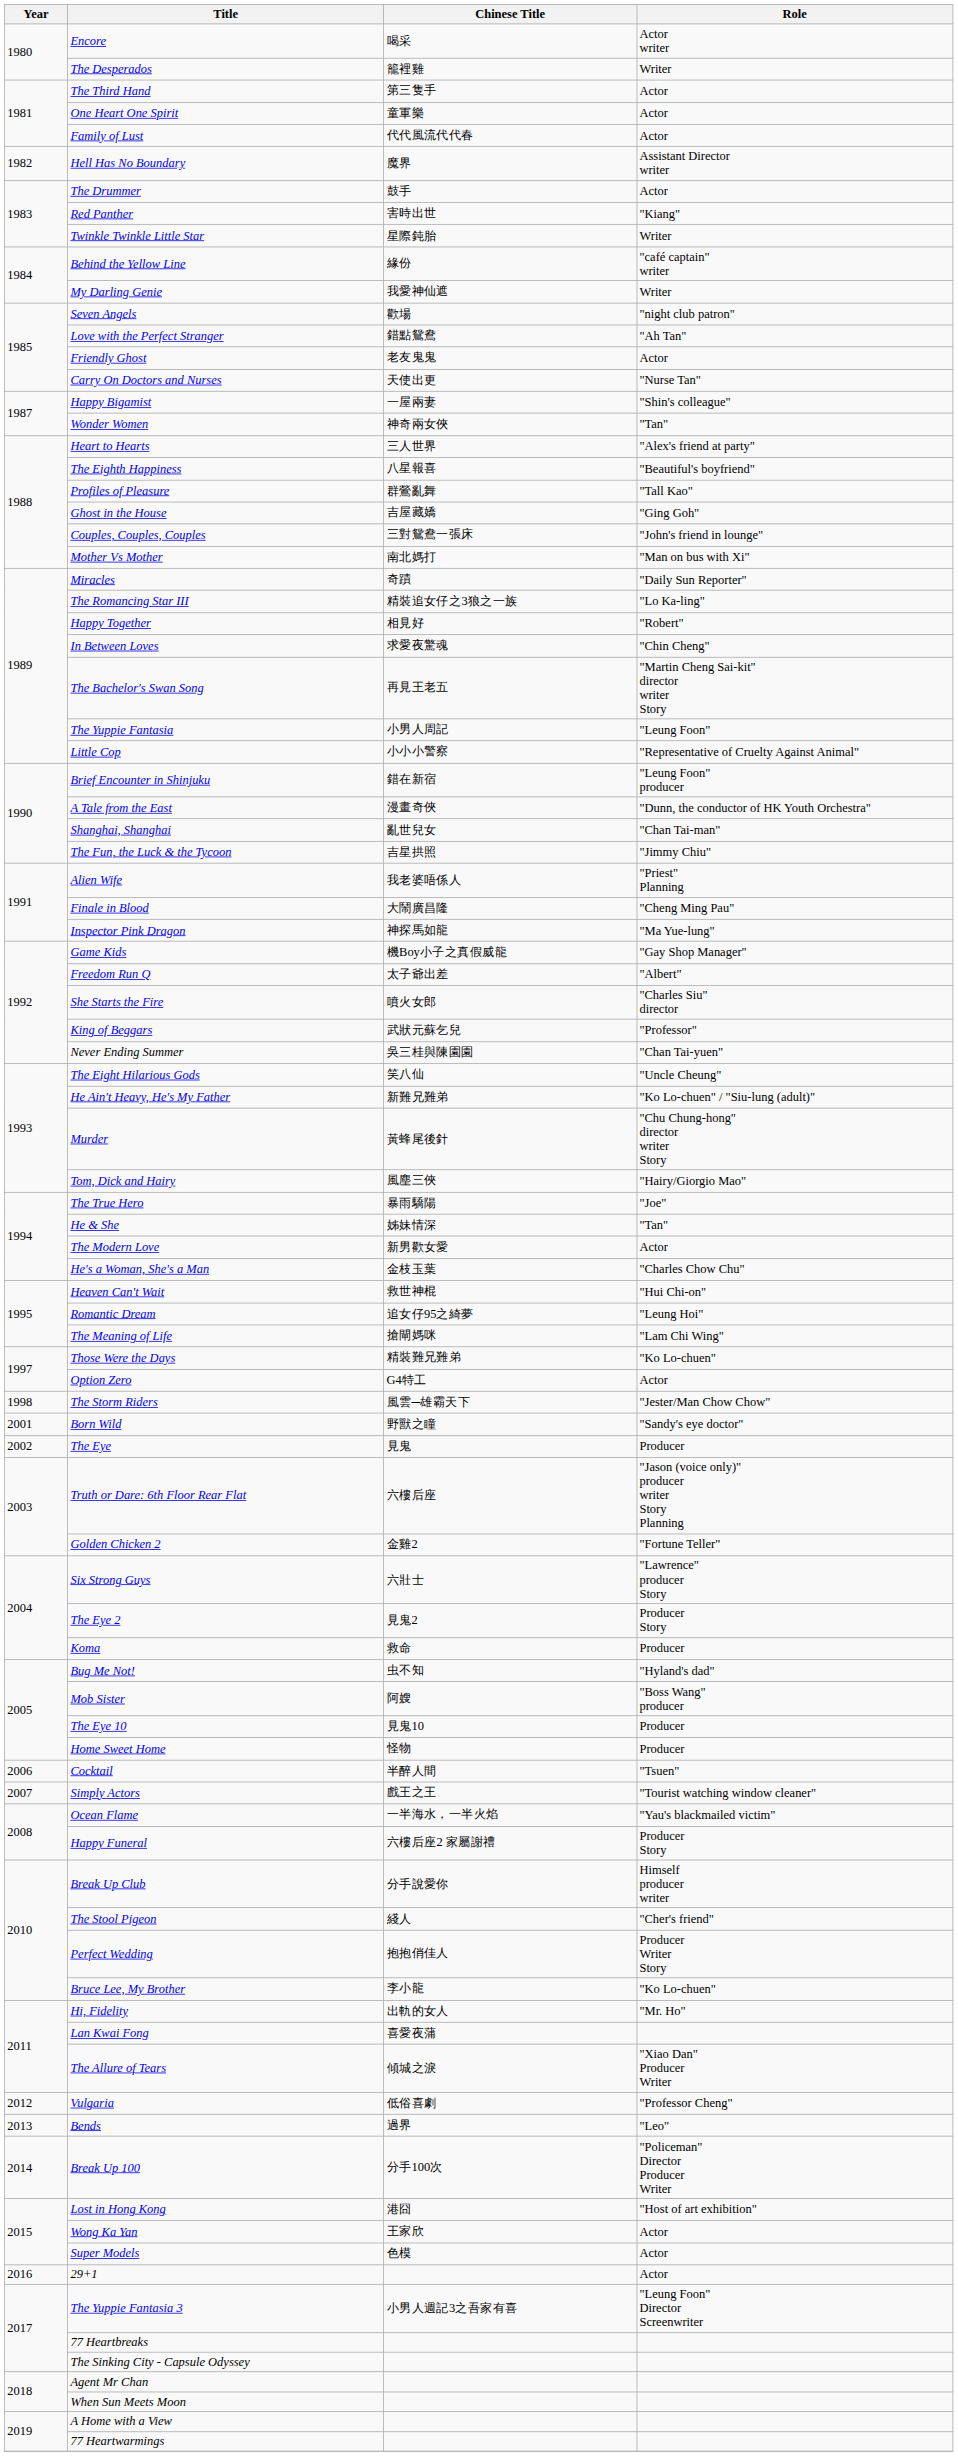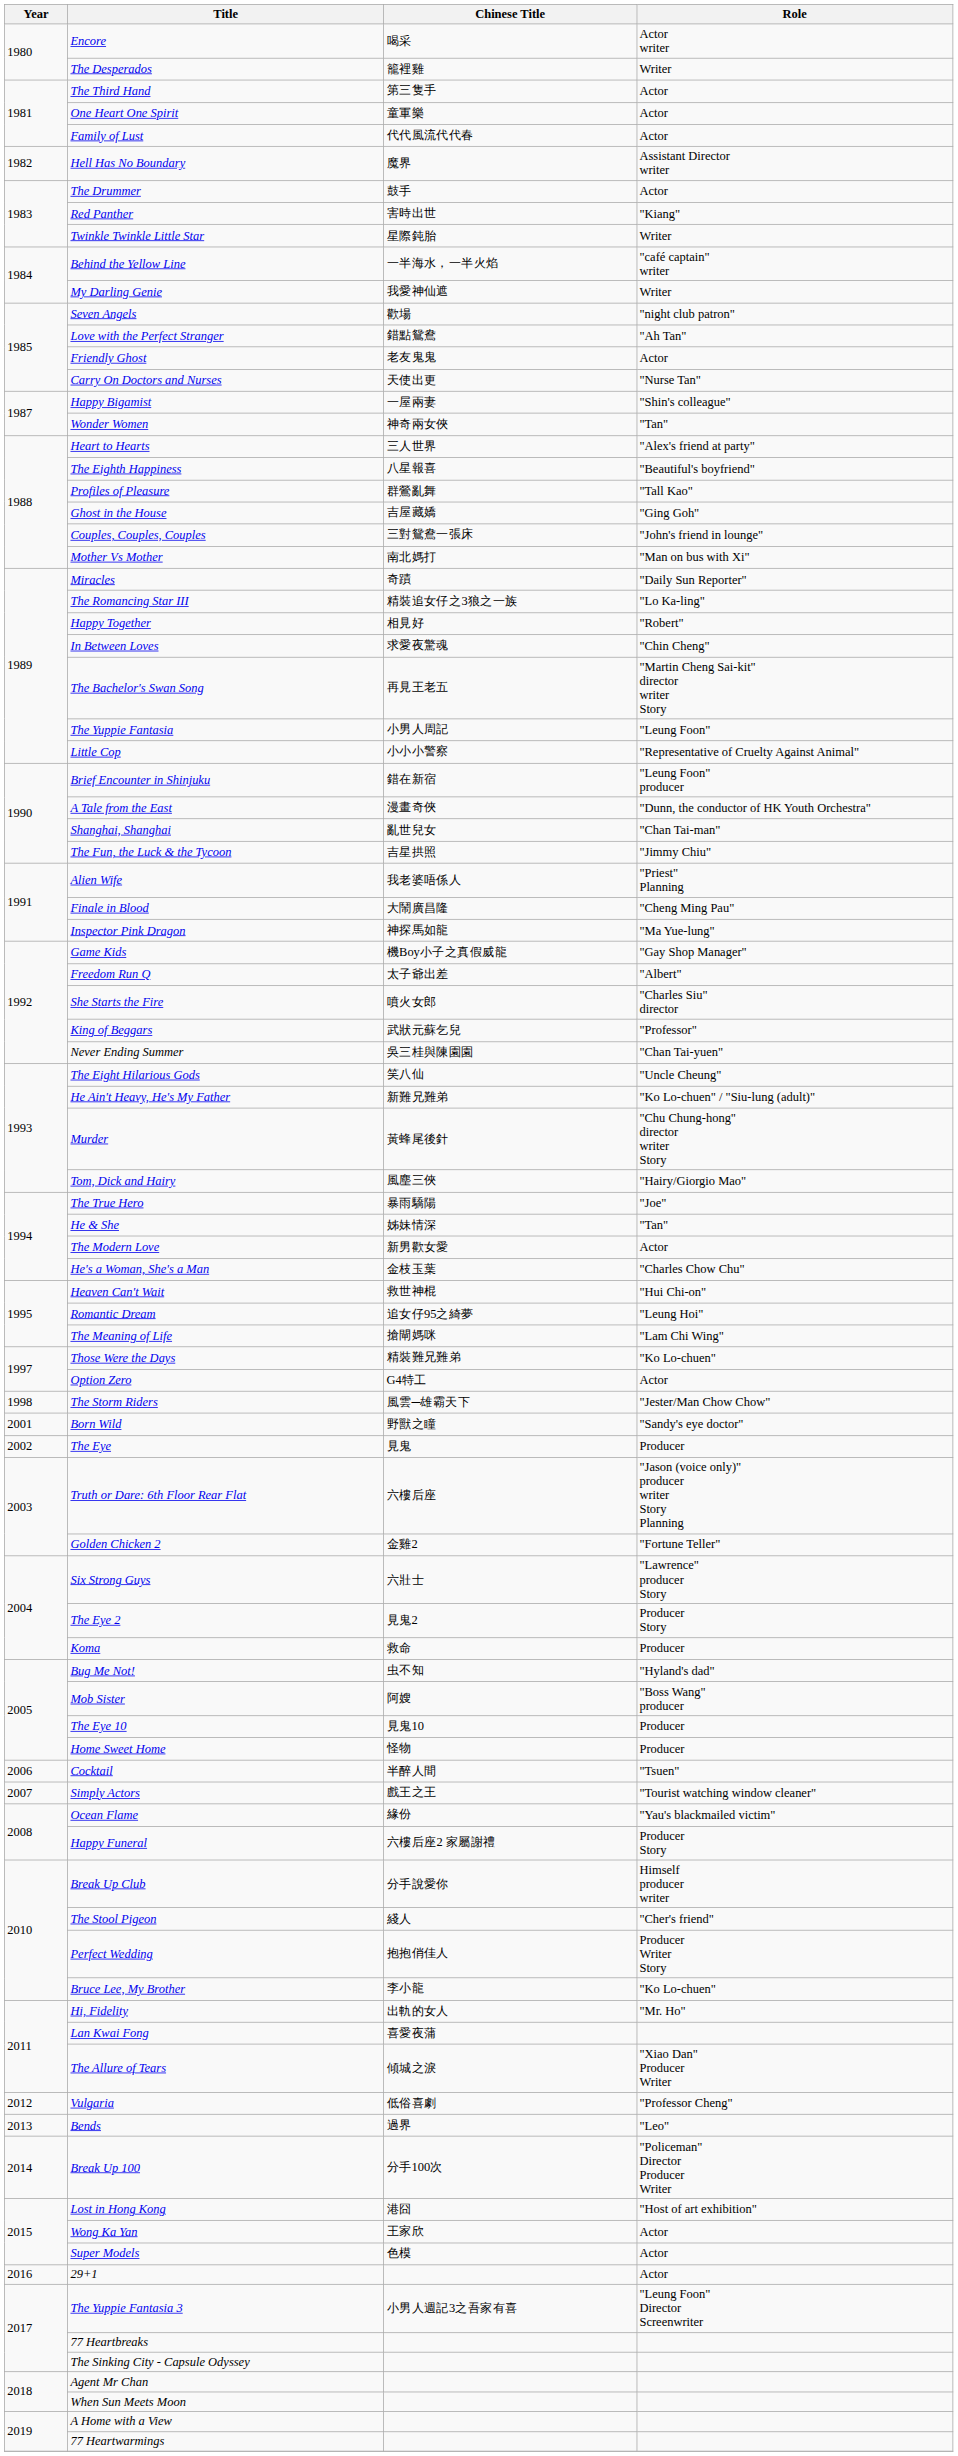(399, 263) 緣份 -> (443, 263) 一半海水，一半火焰
(443, 1814) 一半海水，一半火焰 -> (399, 1814) 緣份
